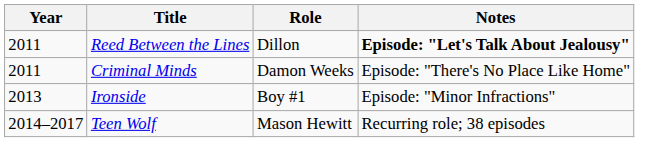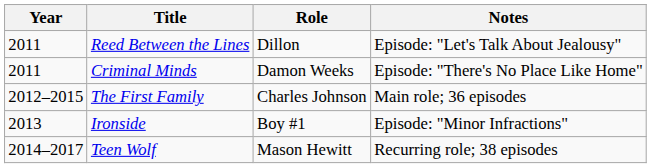(496, 44) bold -> (498, 44) normal
+ row: (147, 96)
